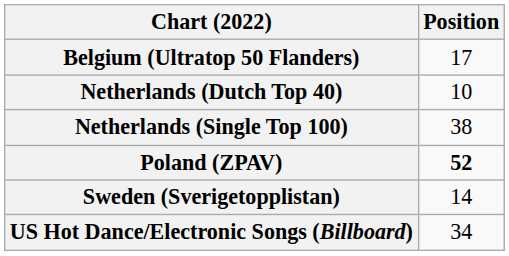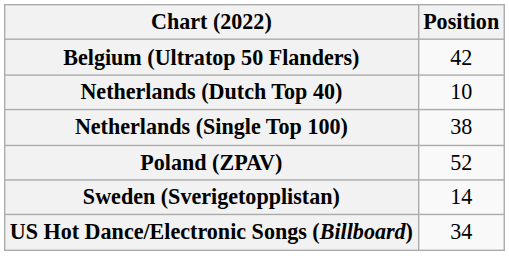(461, 57) 17 -> (461, 57) 42
(461, 162) bold -> (461, 162) normal
